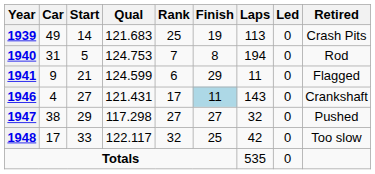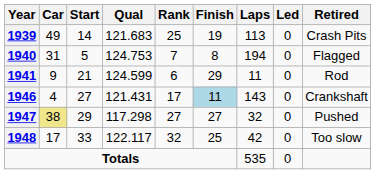(336, 55) Rod -> (336, 55) Flagged
(336, 76) Flagged -> (336, 76) Rod
(53, 117) no background -> (53, 117) khaki background
